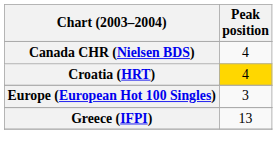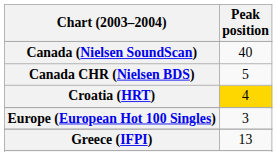+ row: (112, 52)
(245, 52) 4 -> (245, 74) 5
